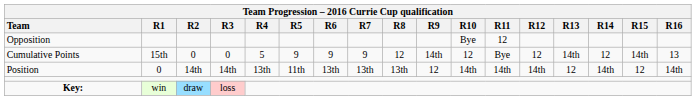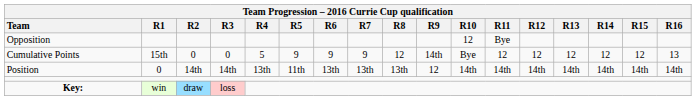(468, 41) Bye -> (468, 41) 12
(502, 41) 12 -> (502, 41) Bye
(468, 55) 12 -> (468, 55) Bye
(502, 55) Bye -> (502, 55) 12
(571, 55) 14th -> (571, 55) 12
(640, 55) 14th -> (640, 55) 12
(571, 69) 12 -> (571, 69) 14th
(640, 69) 12 -> (640, 69) 14th
